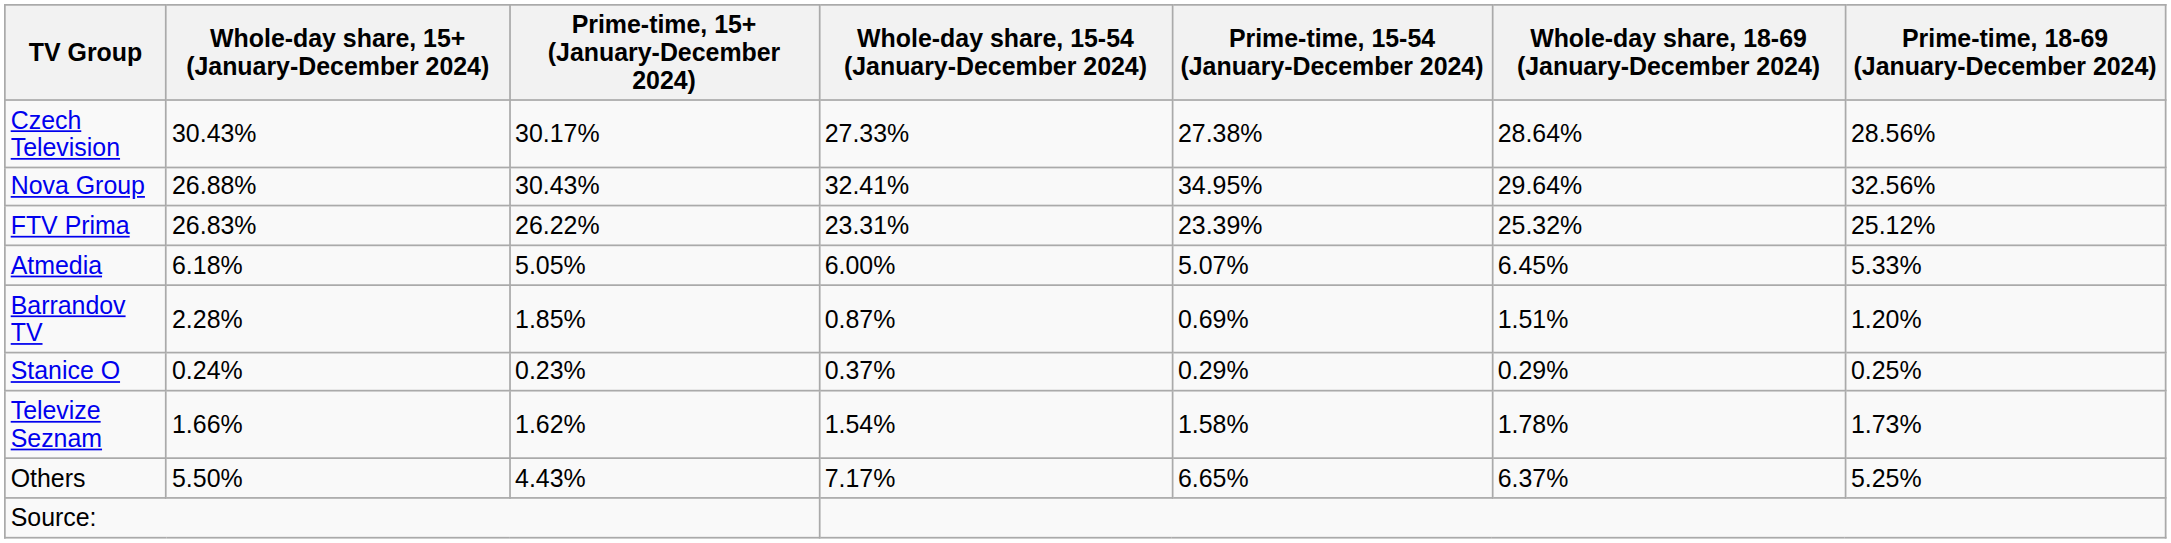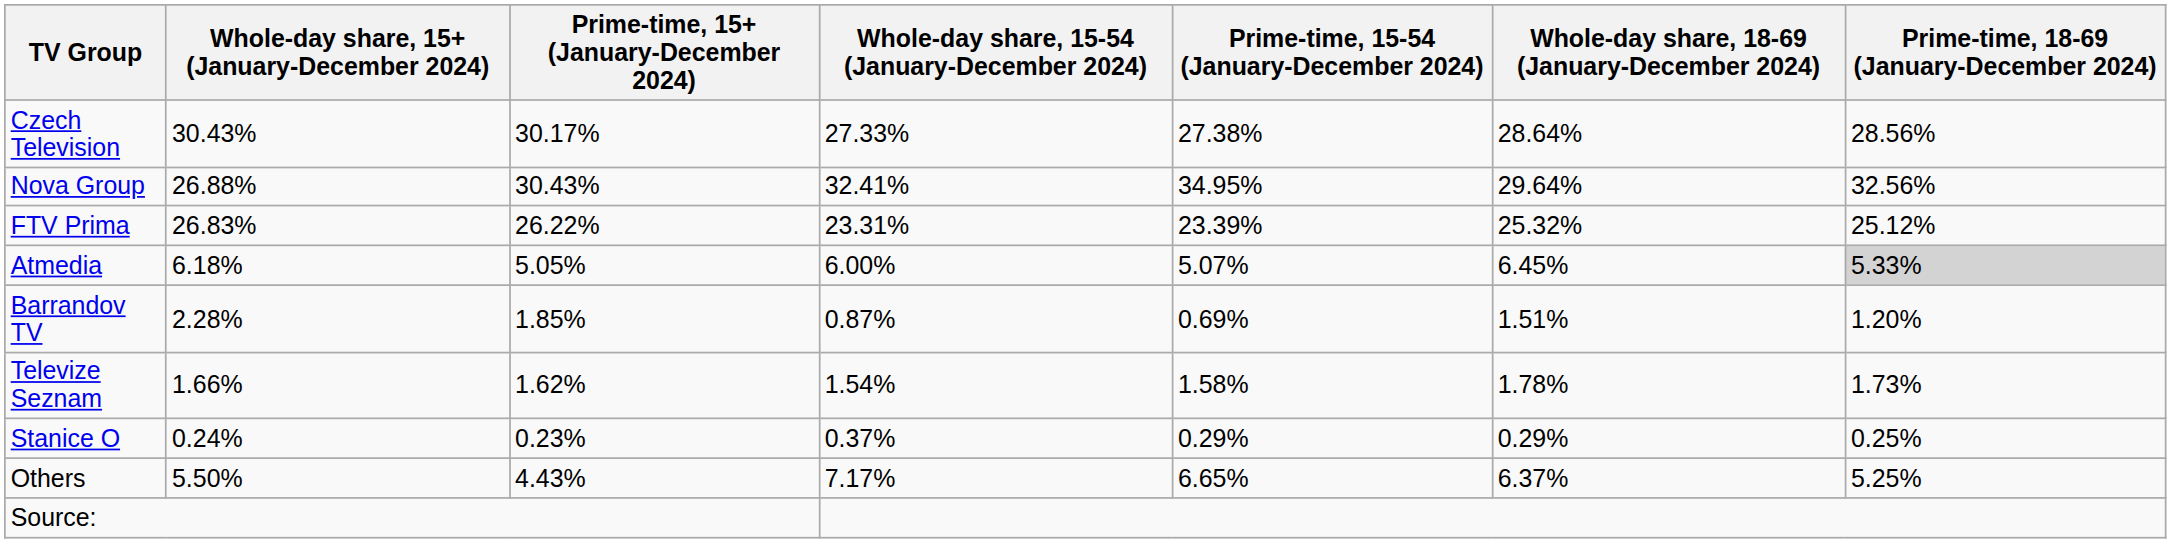(1886, 265) no background -> (1886, 265) lightgrey background
rows swapped: (56, 425) <-> (65, 372)
